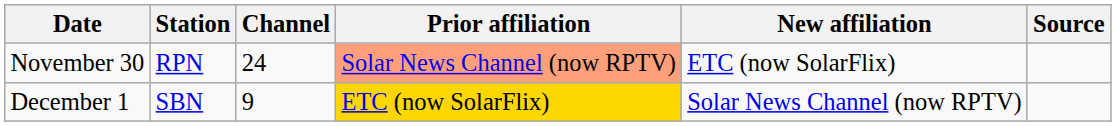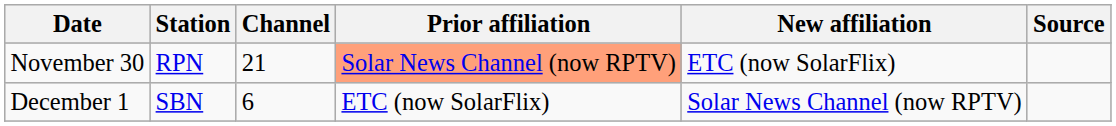(254, 62) 24 -> (254, 62) 21
(248, 101) 9 -> (248, 101) 6
(445, 101) gold background -> (445, 101) no background
